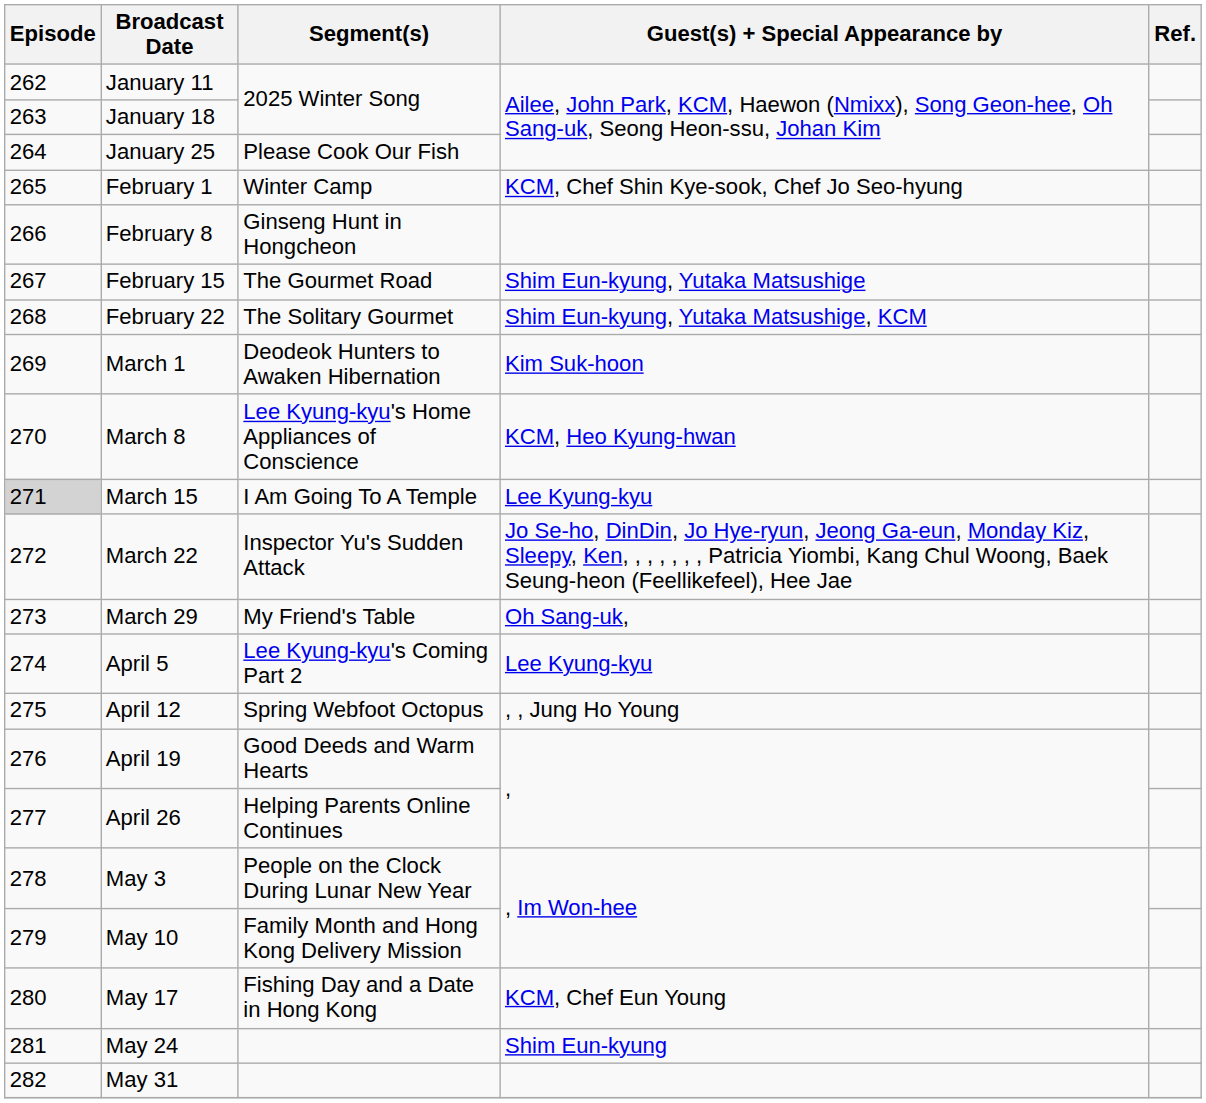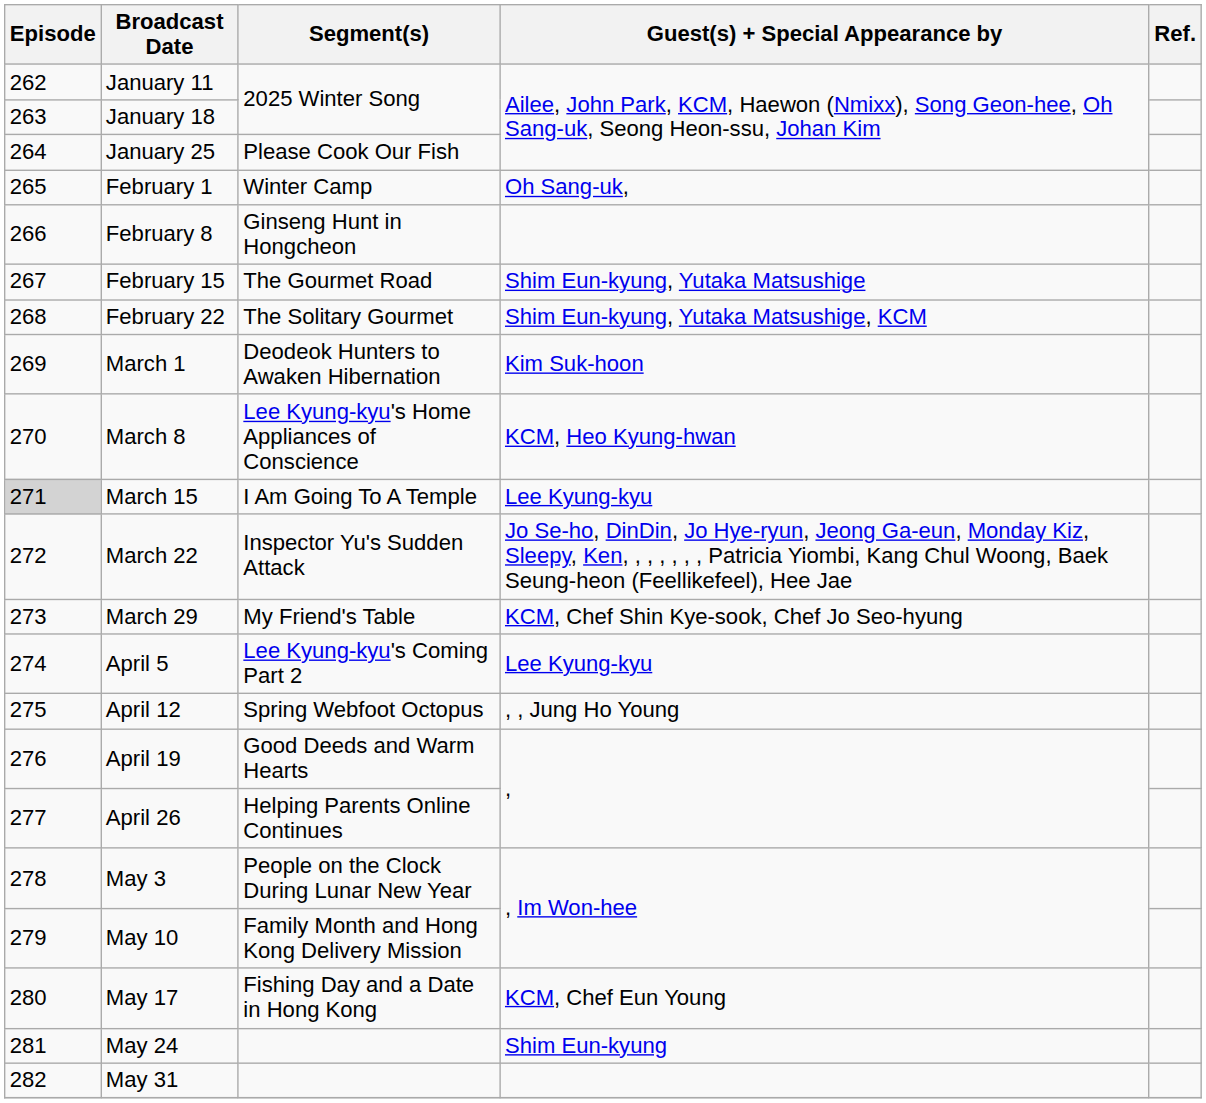(734, 186) KCM, Chef Shin Kye-sook, Chef Jo Seo-hyung -> (567, 186) Oh Sang-uk,
(567, 616) Oh Sang-uk, -> (734, 616) KCM, Chef Shin Kye-sook, Chef Jo Seo-hyung
